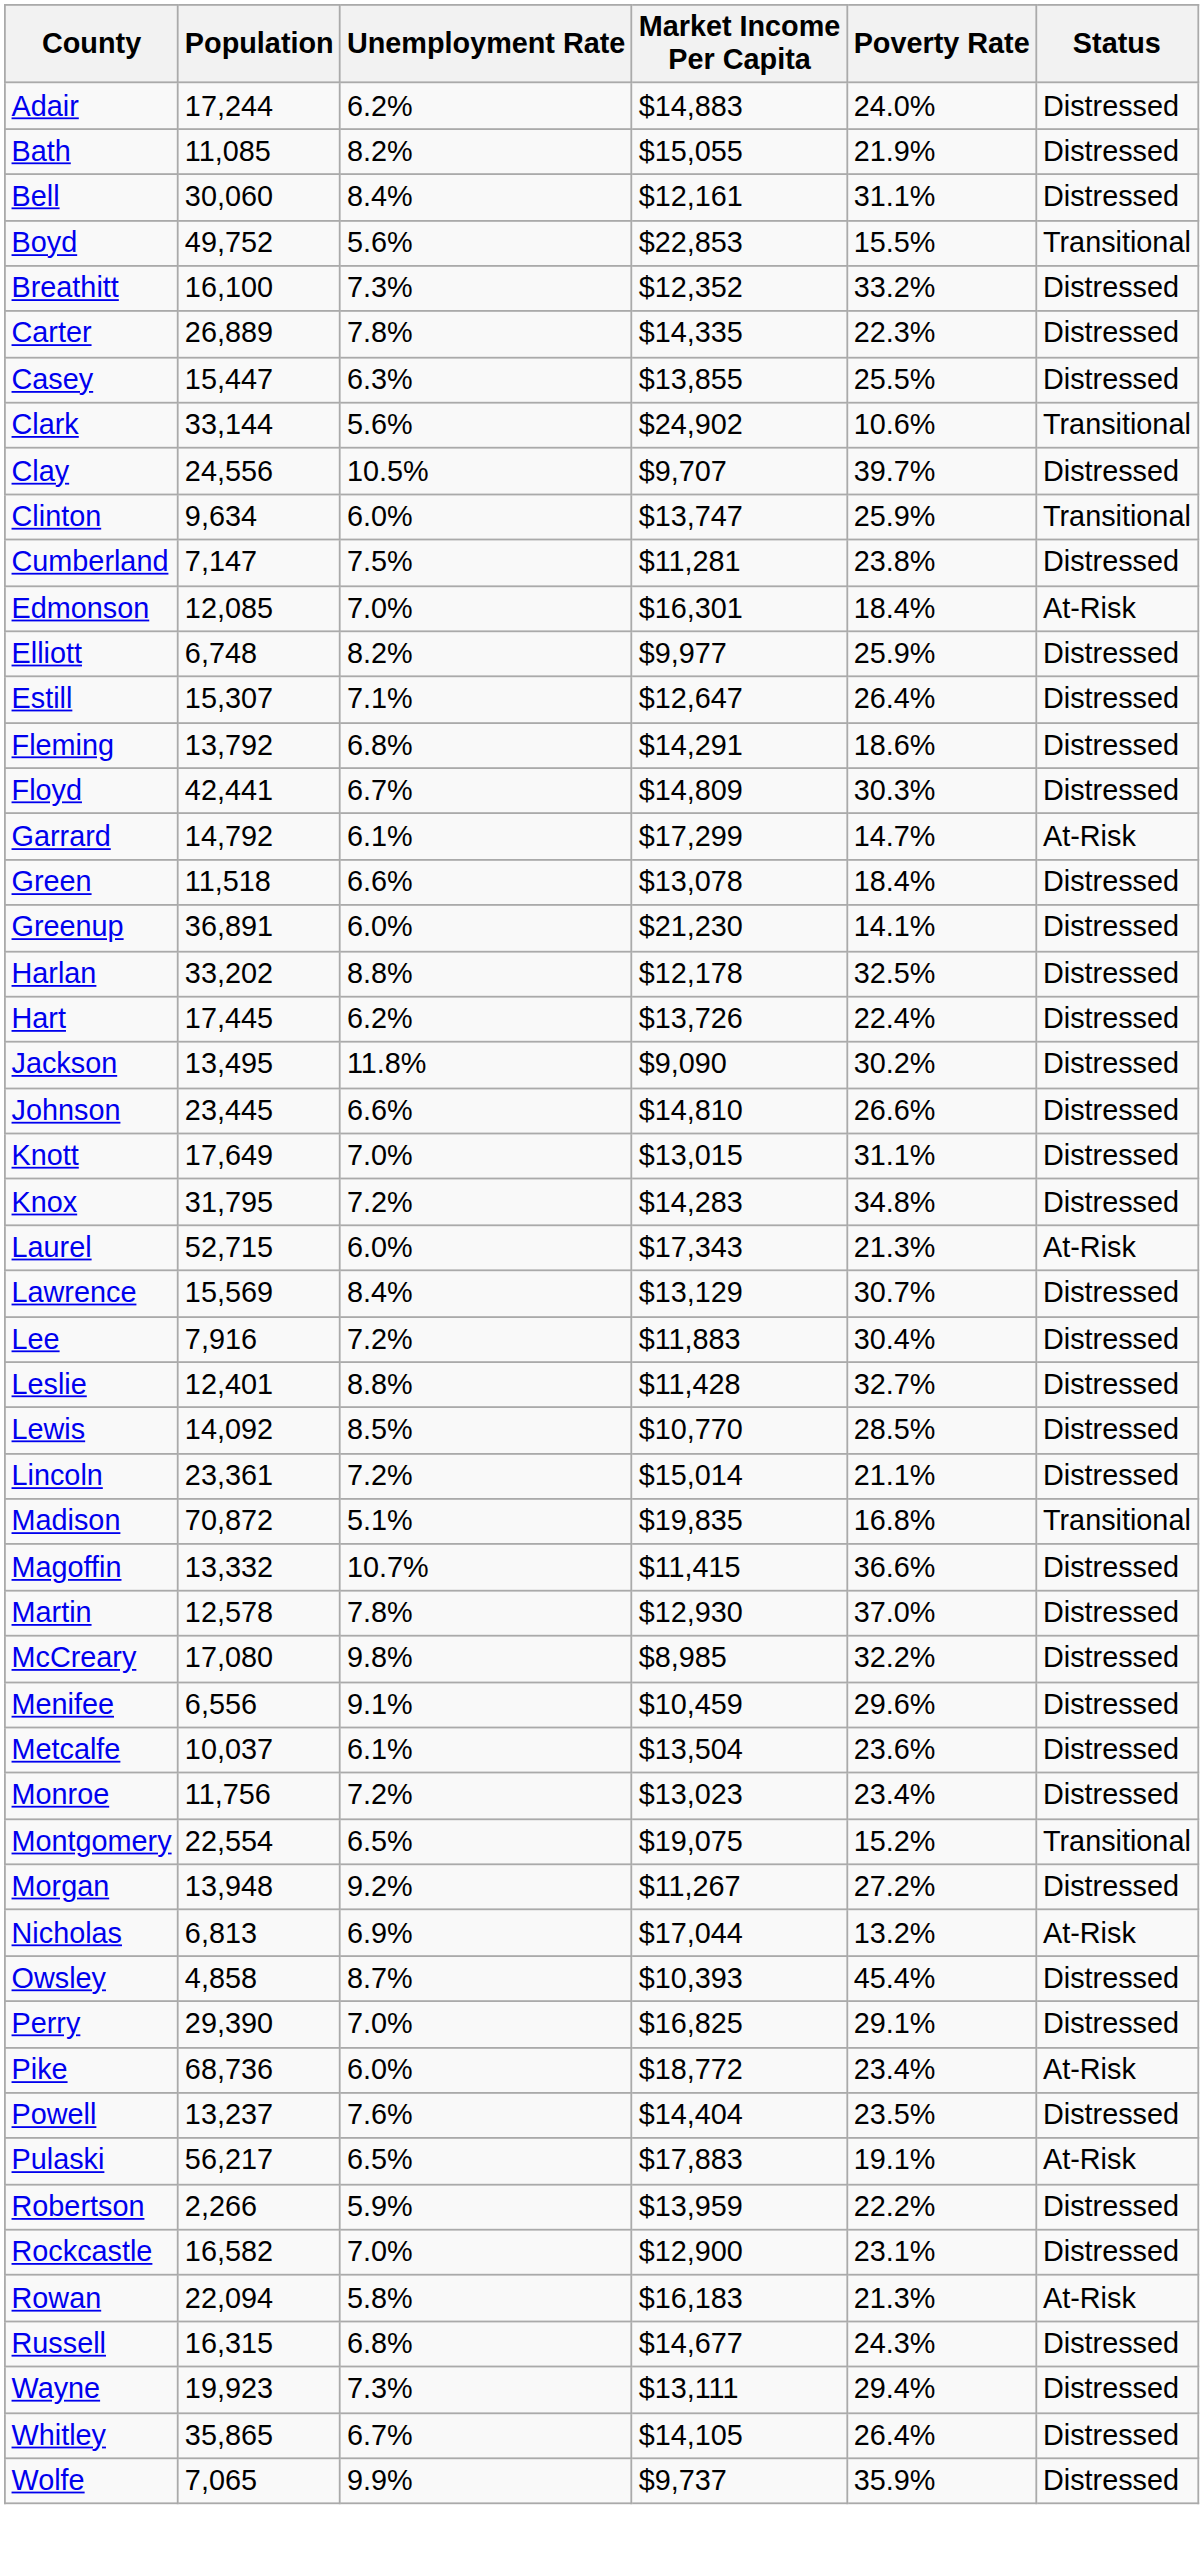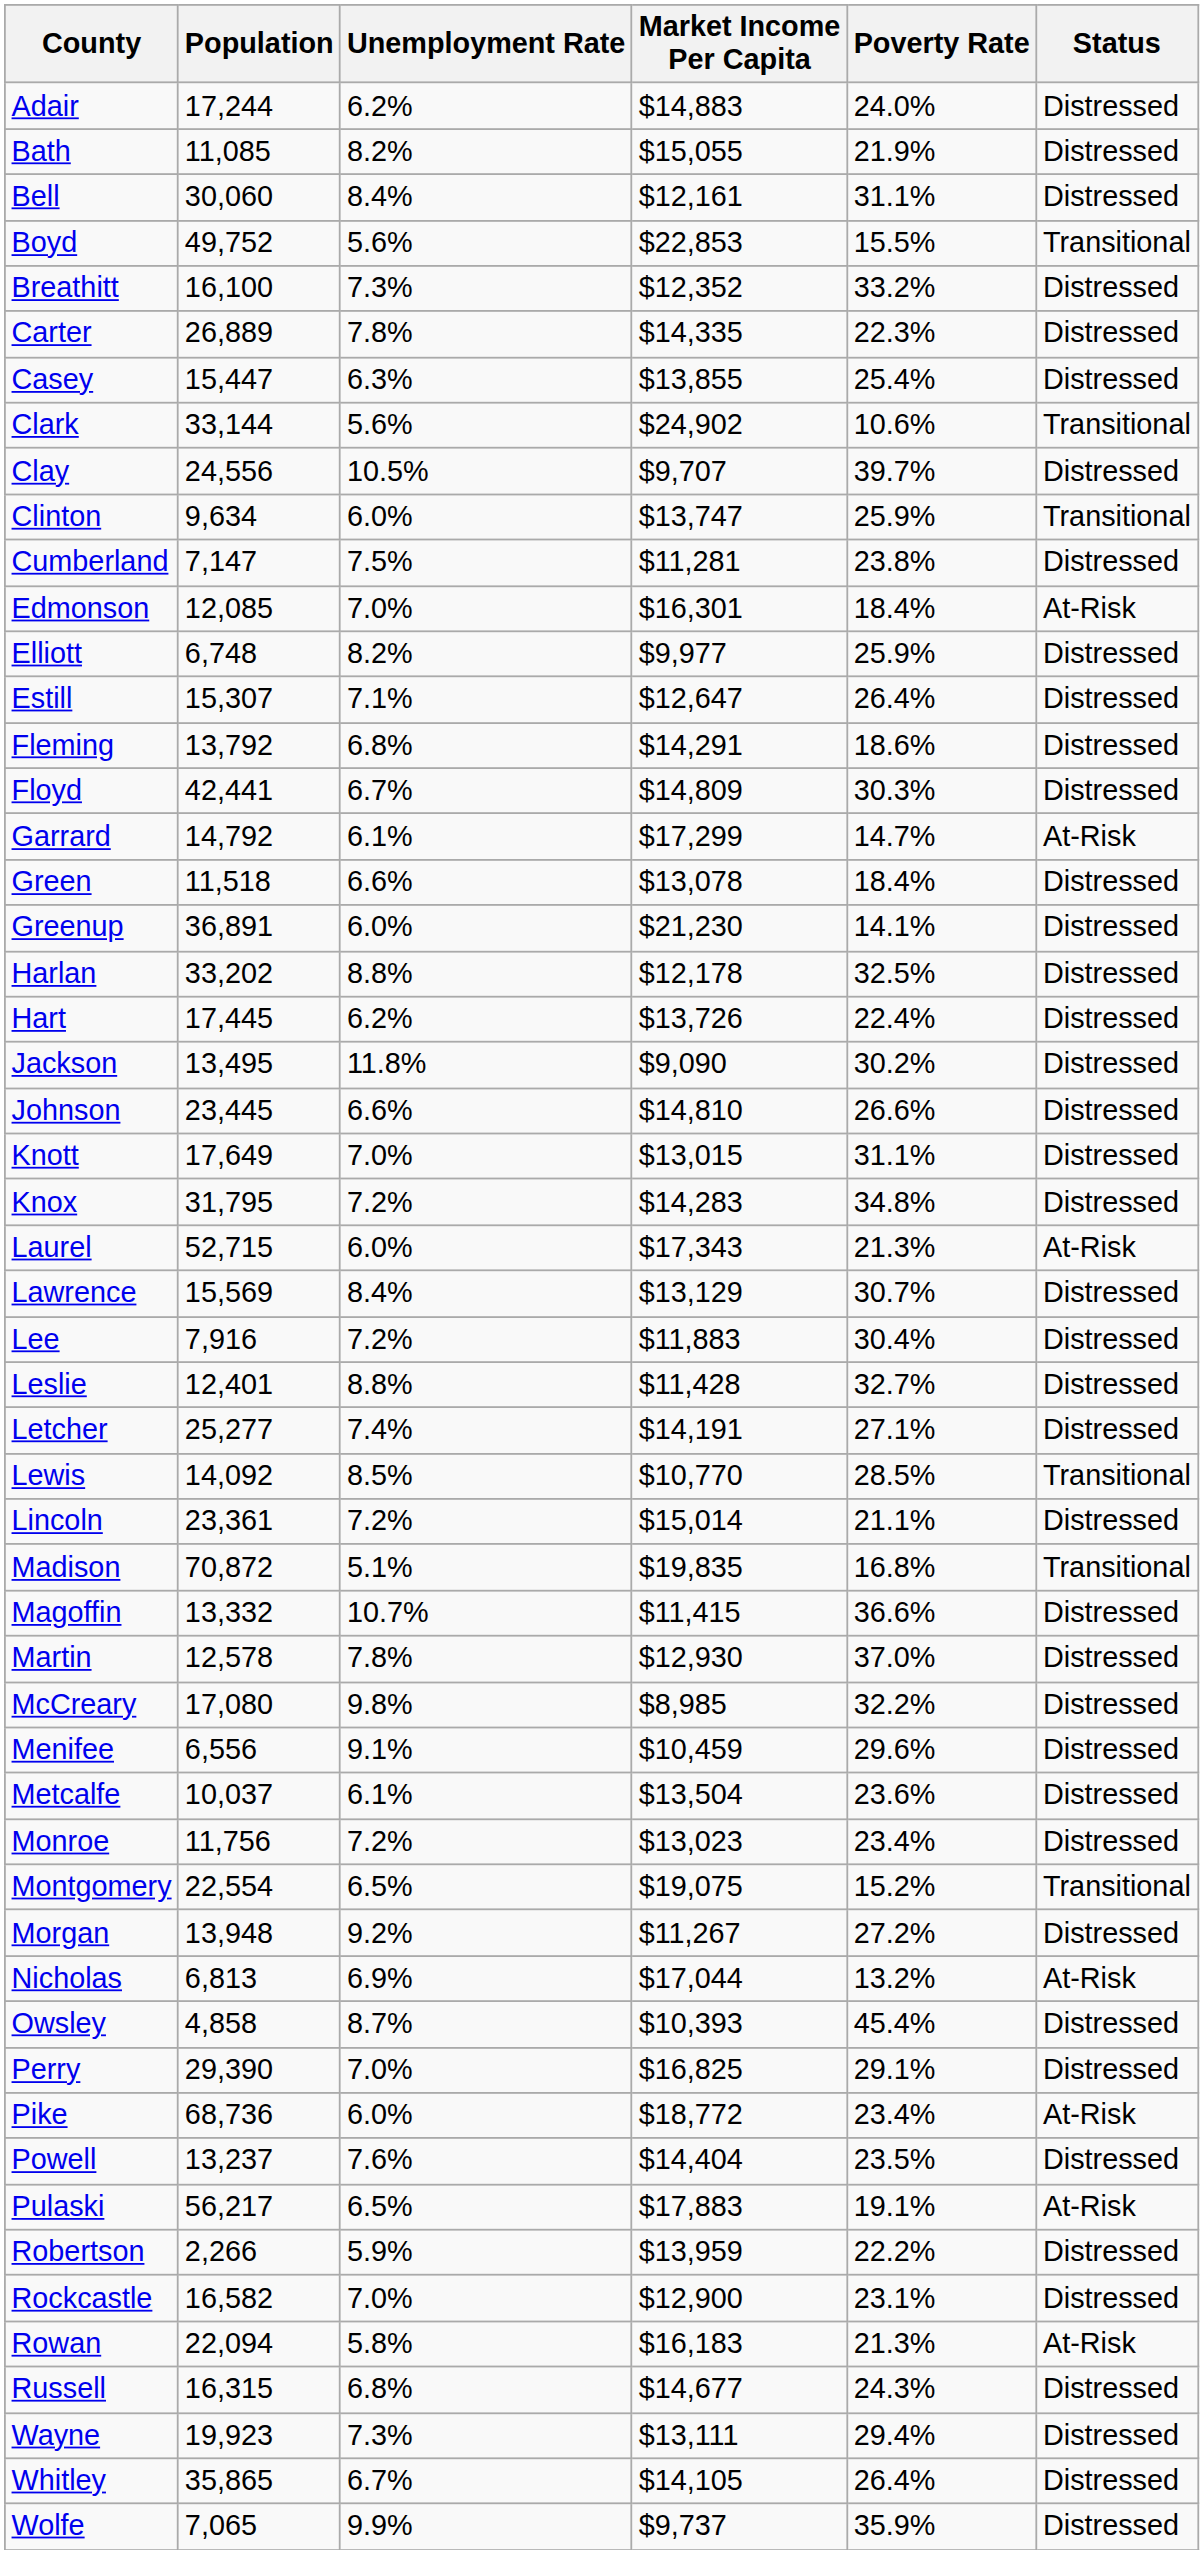(894, 379) 25.5% -> (894, 379) 25.4%
+ row: (60, 1429)
(1111, 1429) Distressed -> (1117, 1475) Transitional
